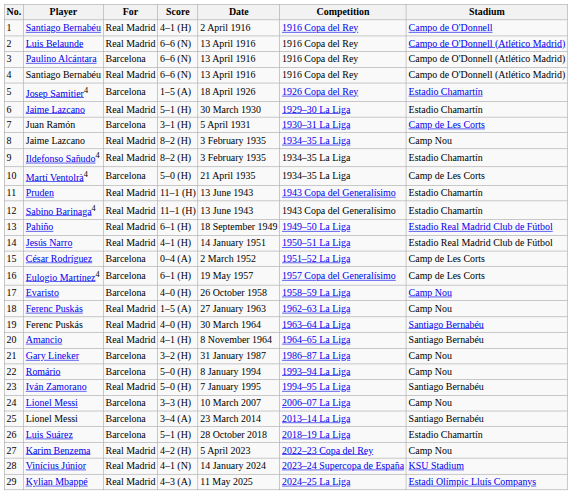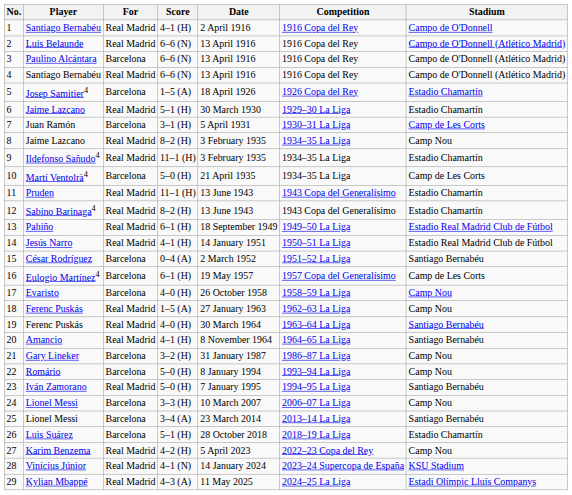(176, 157) 8–2 (H) -> (178, 157) 11–1 (H)
(178, 210) 11–1 (H) -> (176, 210) 8–2 (H)
(447, 259) Camp de Les Corts -> (446, 259) Santiago Bernabéu
